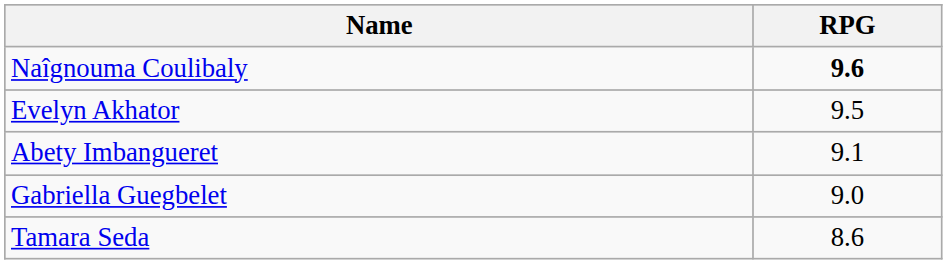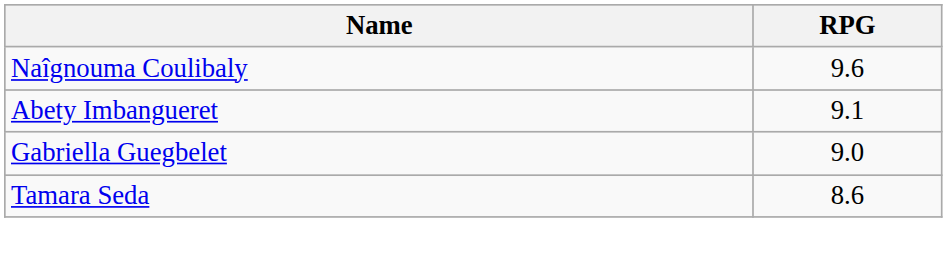(847, 68) bold -> (847, 68) normal
- row: (95, 110)
